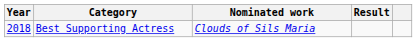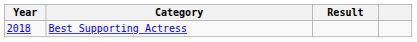- column: (272, 13)
